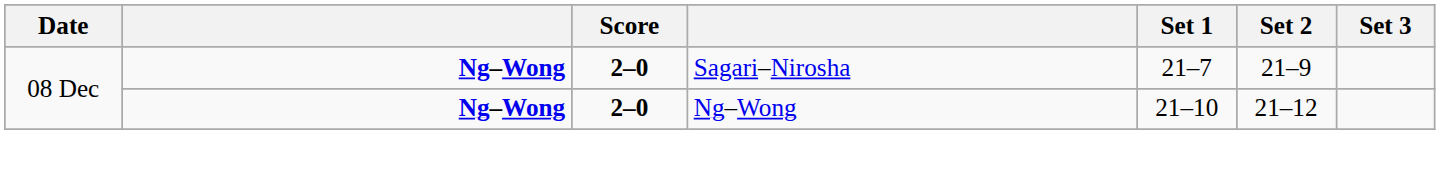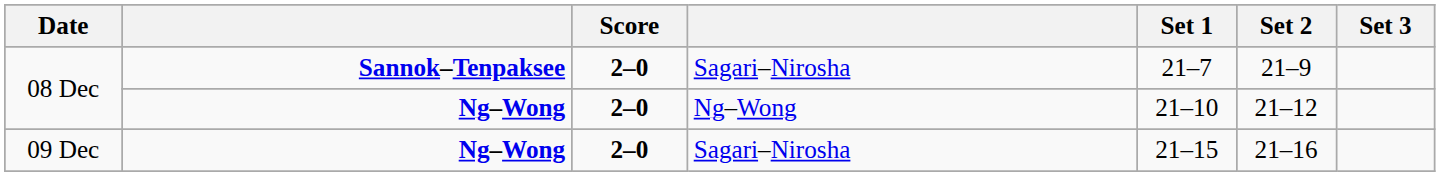(512, 67) Ng–Wong -> (462, 67) Sannok–Tenpaksee
+ row: (63, 150)
